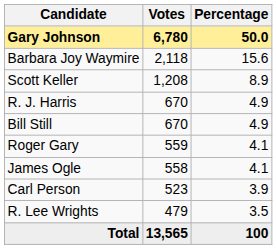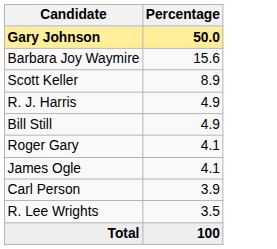- column: (167, 15)
